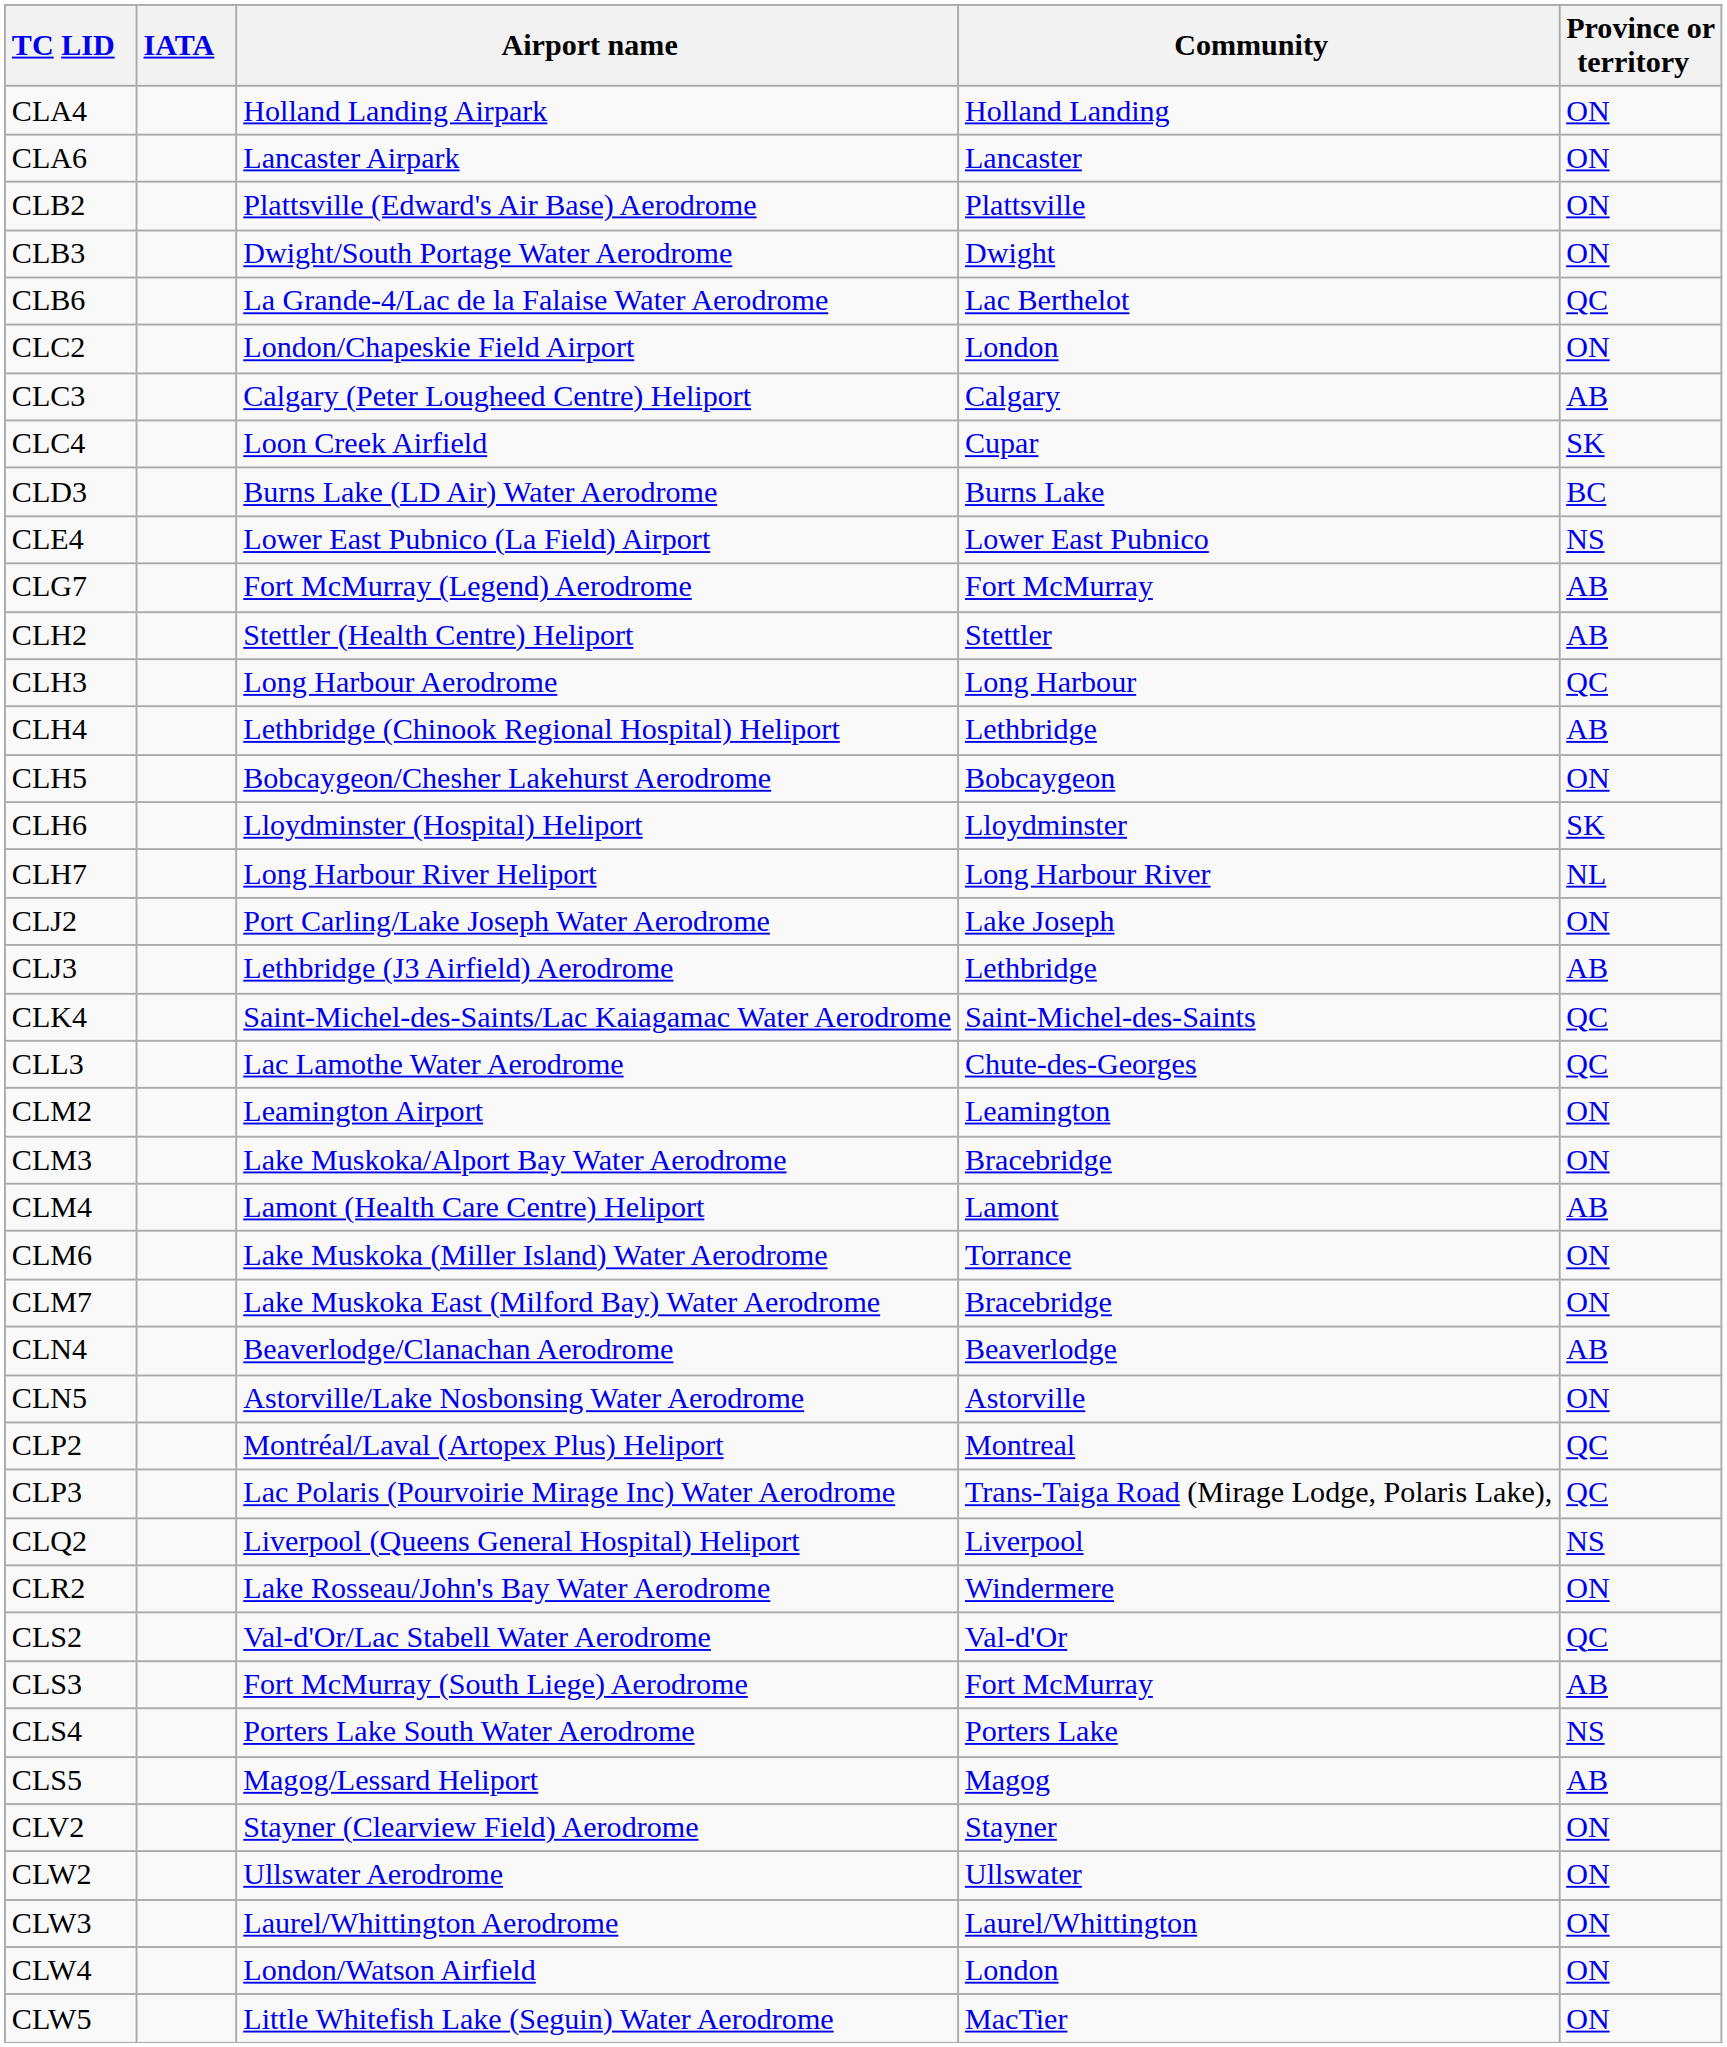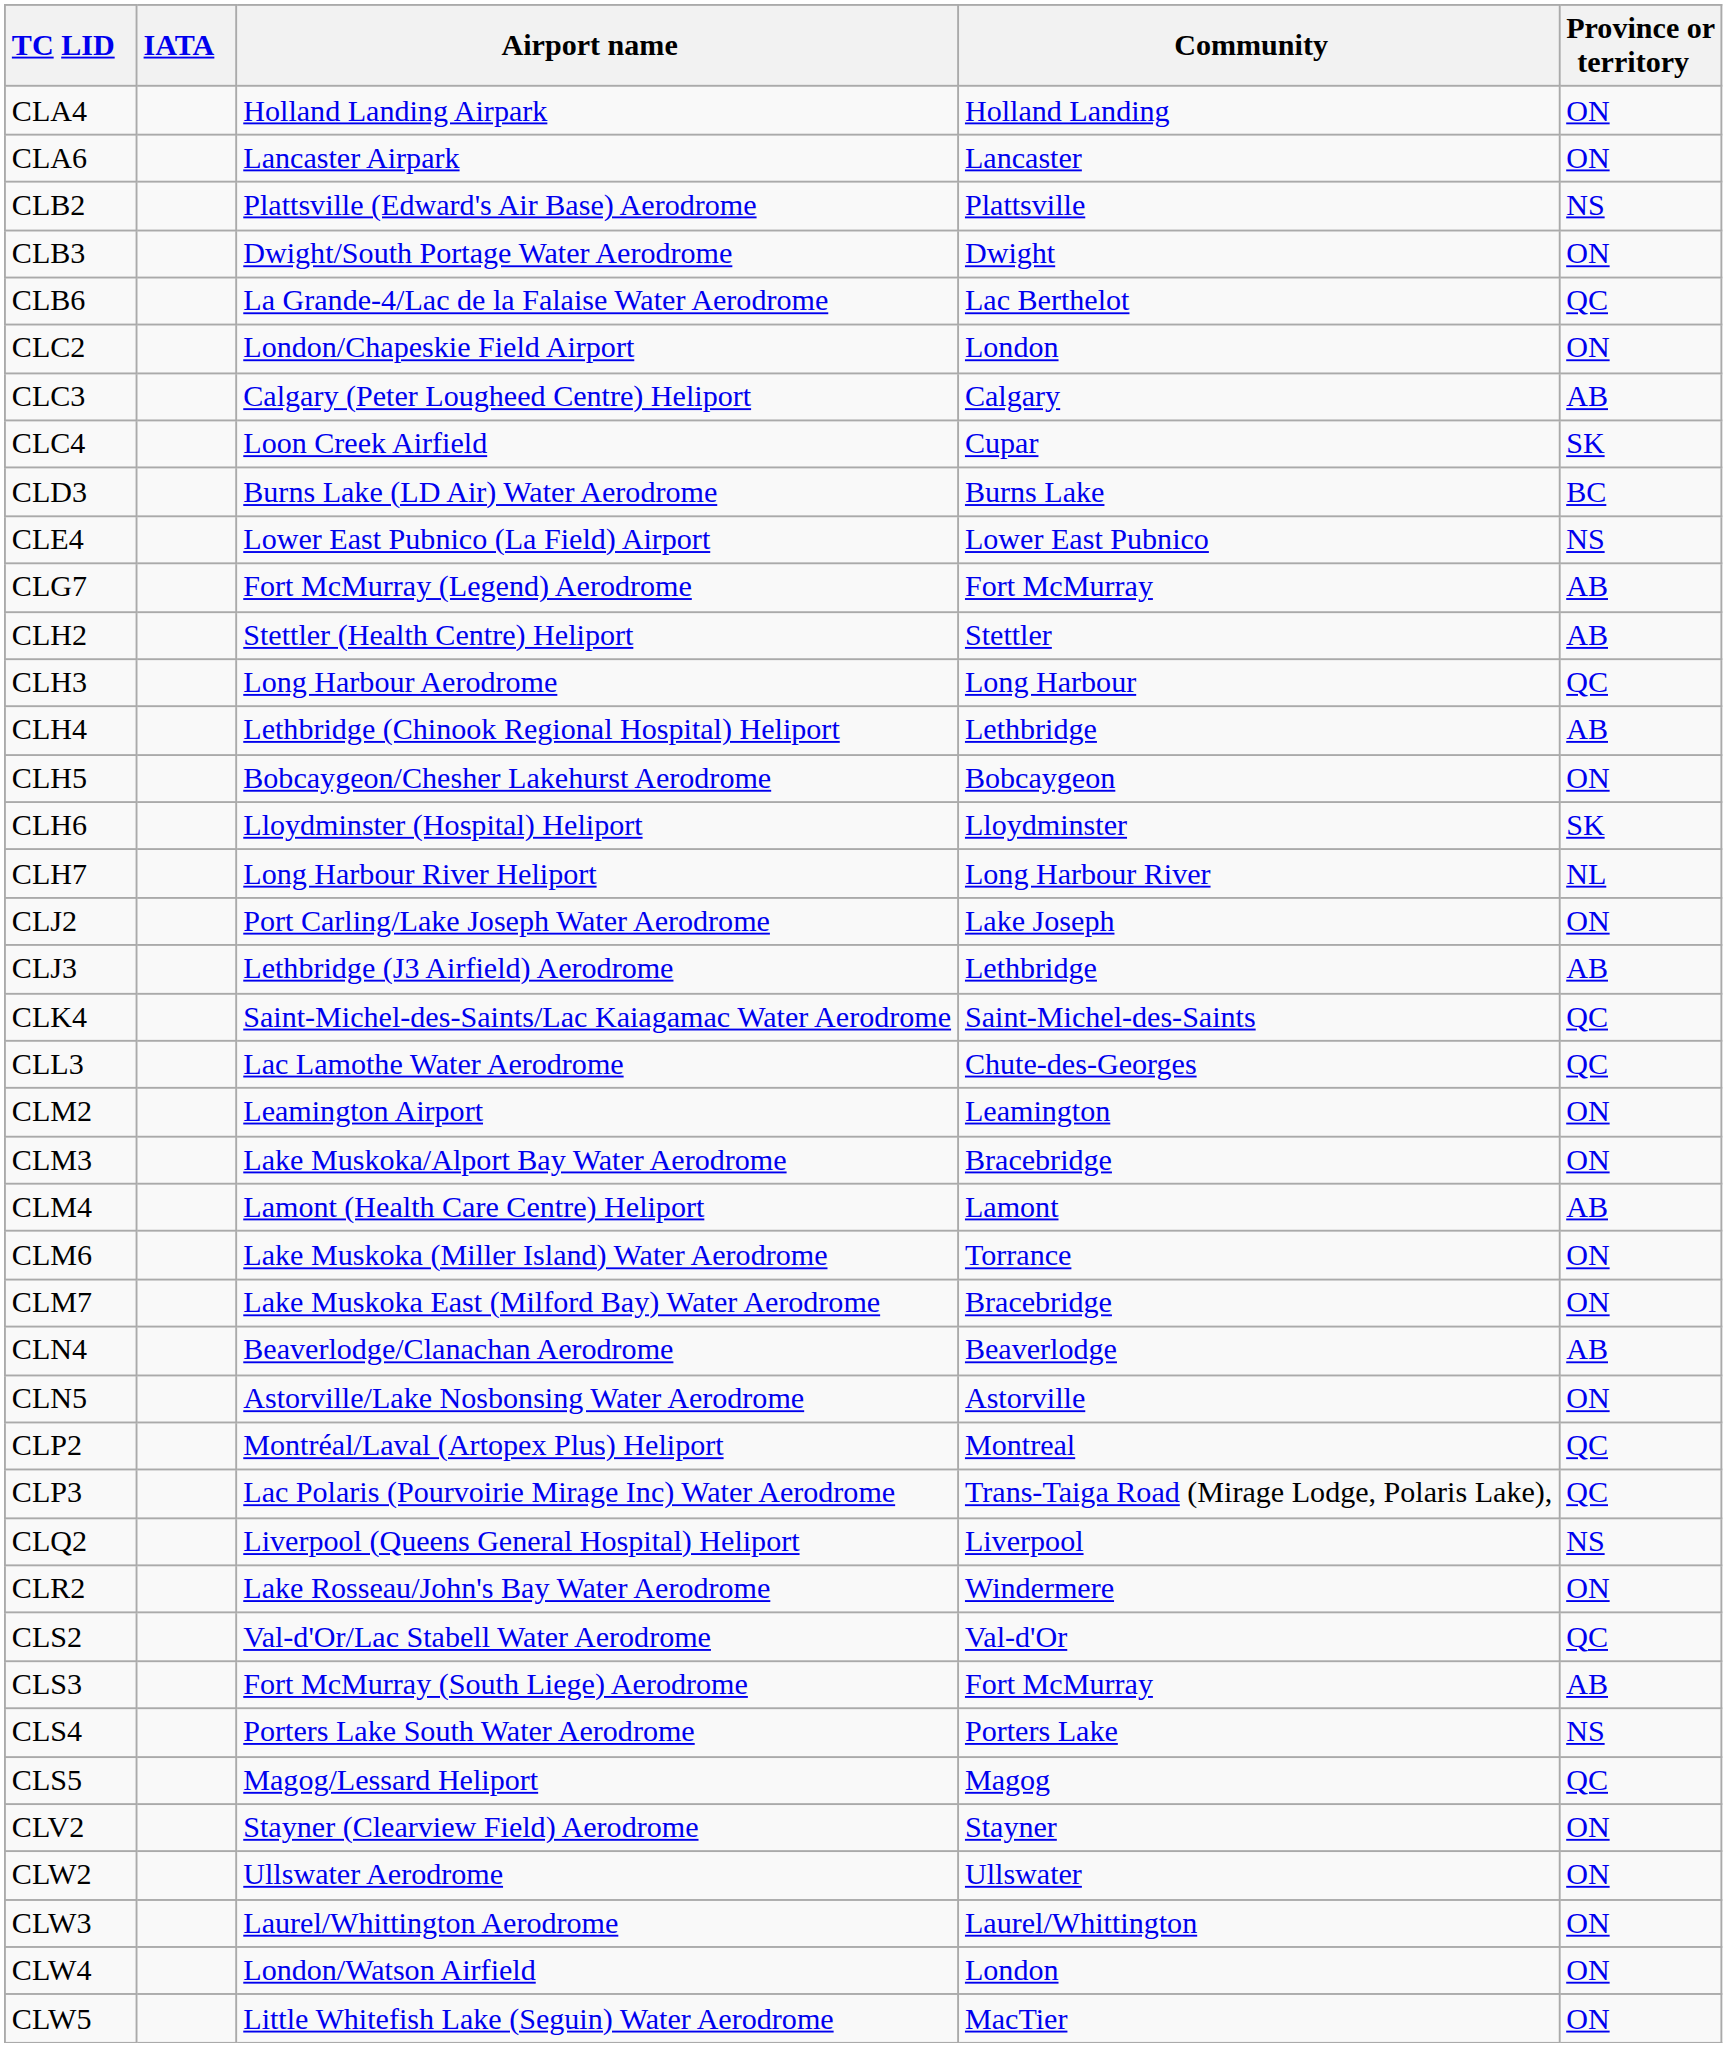(1588, 205) ON -> (1585, 205) NS
(1587, 1779) AB -> (1587, 1779) QC
